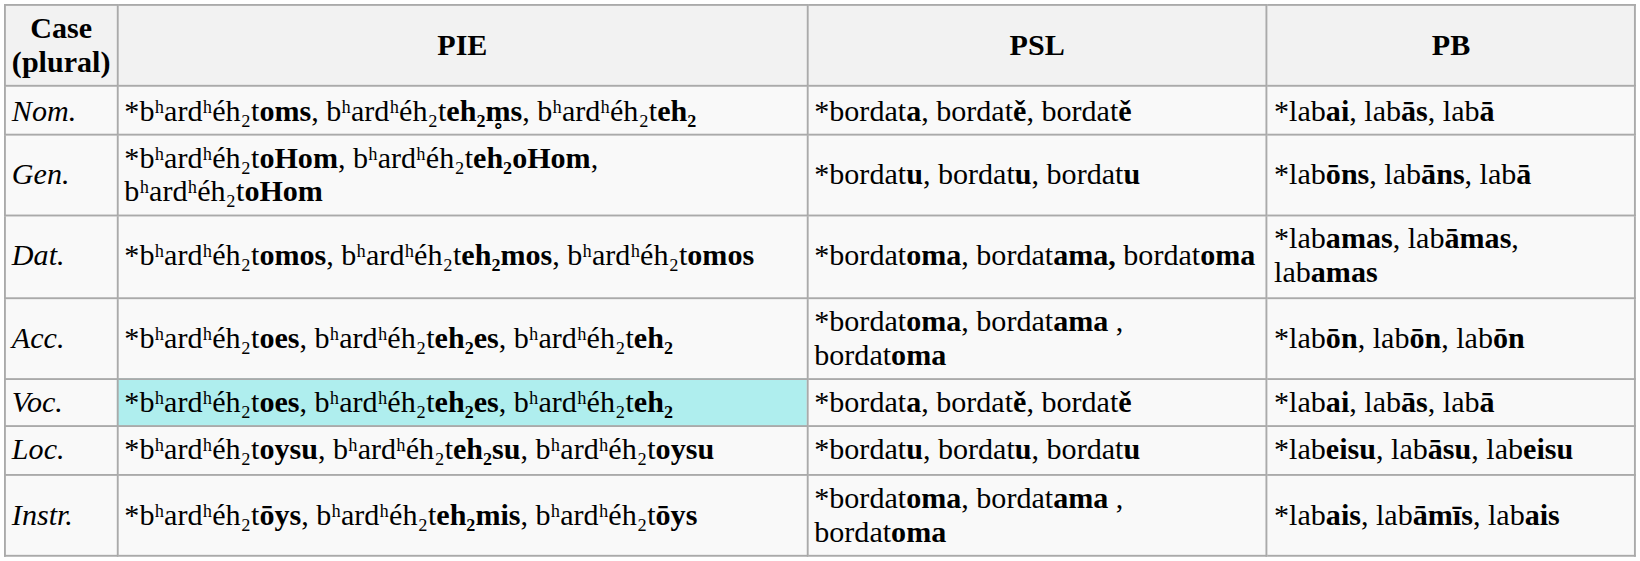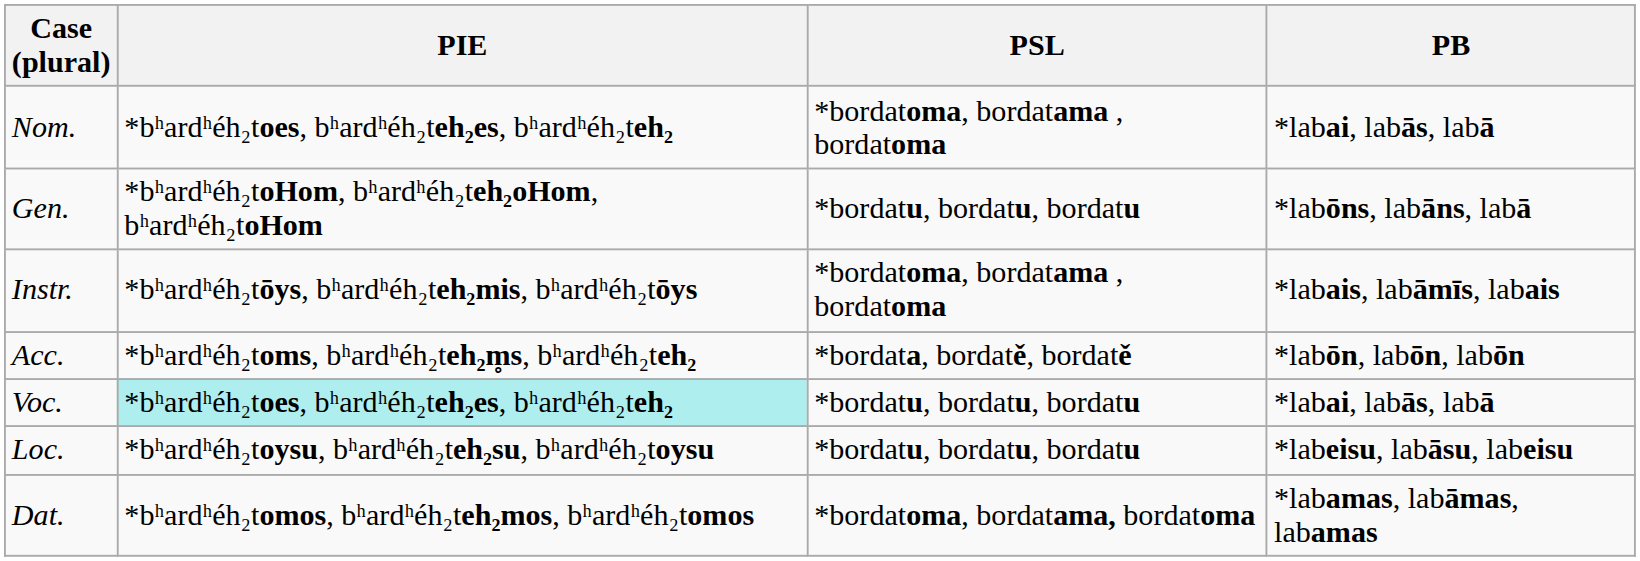(410, 109) *bʰardʰéh₂toms, bʰardʰéh₂teh₂m̥s, bʰardʰéh₂teh₂ -> (399, 126) *bʰardʰéh₂toes, bʰardʰéh₂teh₂es, bʰardʰéh₂teh₂
(973, 109) *bordata, bordatě, bordatě -> (969, 126) *bordatoma, bordatama , bordatoma
rows swapped: (38, 256) <-> (42, 514)
(399, 337) *bʰardʰéh₂toes, bʰardʰéh₂teh₂es, bʰardʰéh₂teh₂ -> (410, 354) *bʰardʰéh₂toms, bʰardʰéh₂teh₂m̥s, bʰardʰéh₂teh₂
(969, 337) *bordatoma, bordatama , bordatoma -> (973, 354) *bordata, bordatě, bordatě
(973, 402) *bordata, bordatě, bordatě -> (977, 402) *bordatu, bordatu, bordatu
